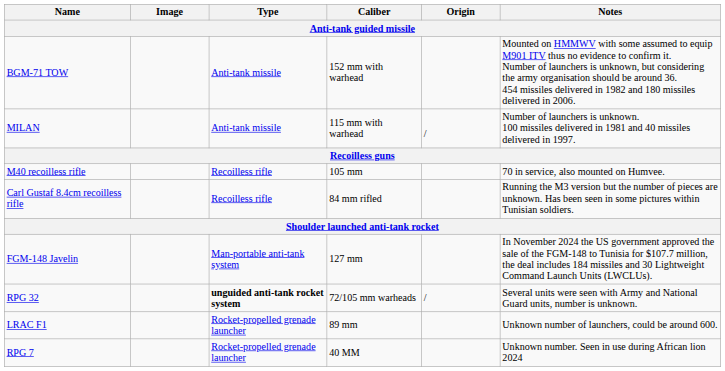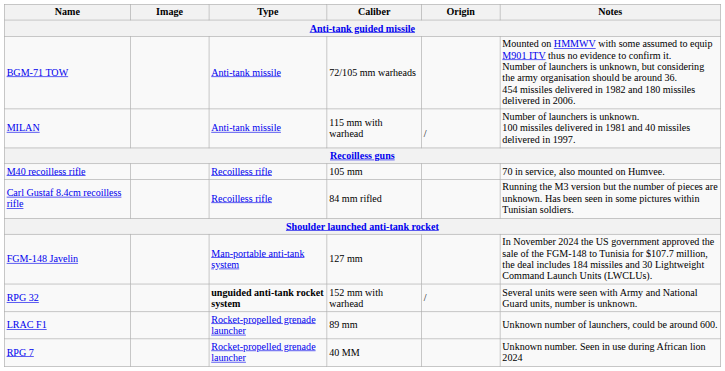(356, 72) 152 mm with warhead -> (373, 72) 72/105 mm warheads
(373, 298) 72/105 mm warheads -> (356, 298) 152 mm with warhead
